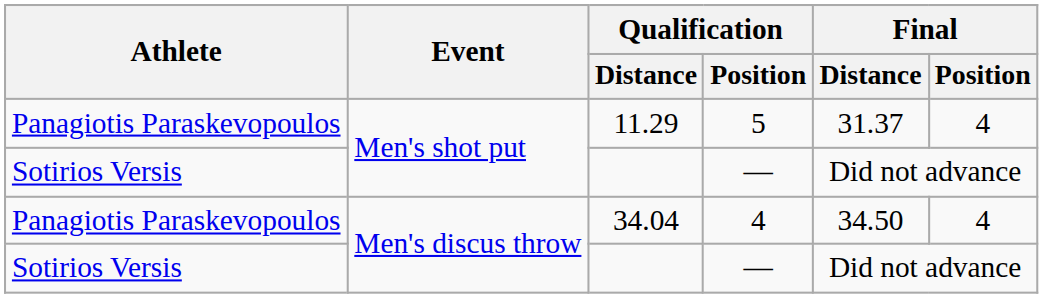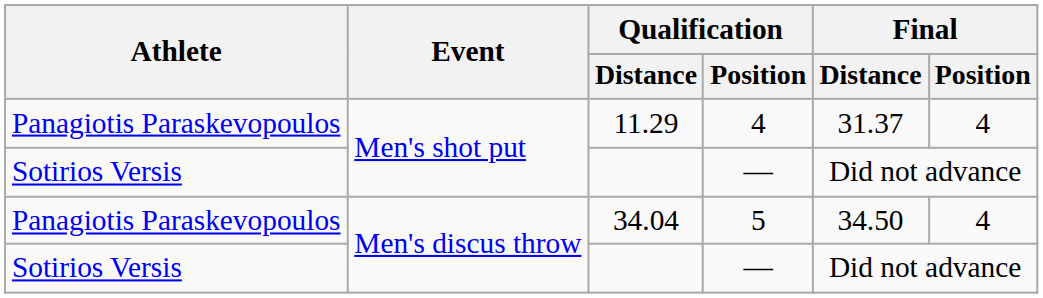(758, 123) 5 -> (758, 123) 4
(758, 220) 4 -> (758, 220) 5
